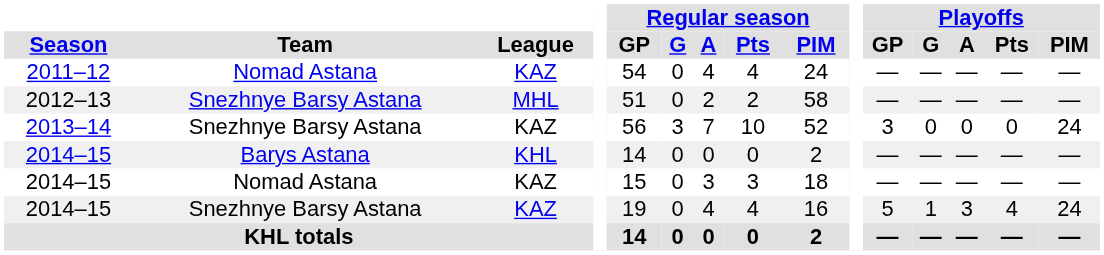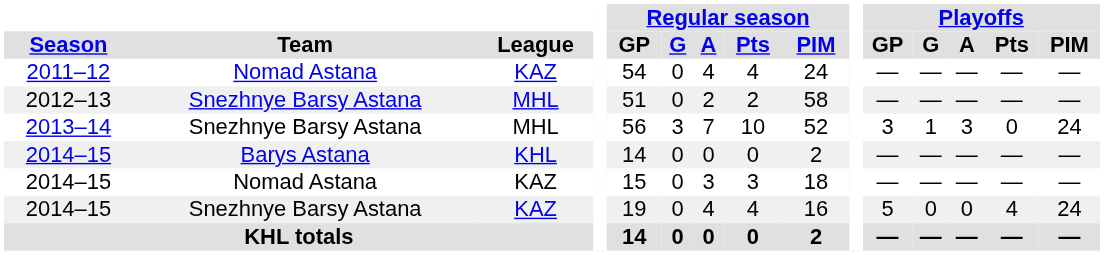(536, 127) KAZ -> (536, 127) MHL
(931, 127) 0 -> (931, 127) 1
(967, 127) 0 -> (967, 127) 3
(931, 209) 1 -> (931, 209) 0
(967, 209) 3 -> (967, 209) 0
